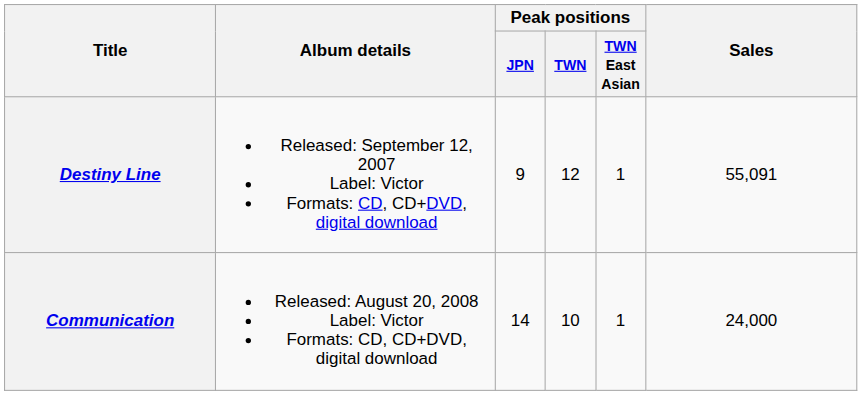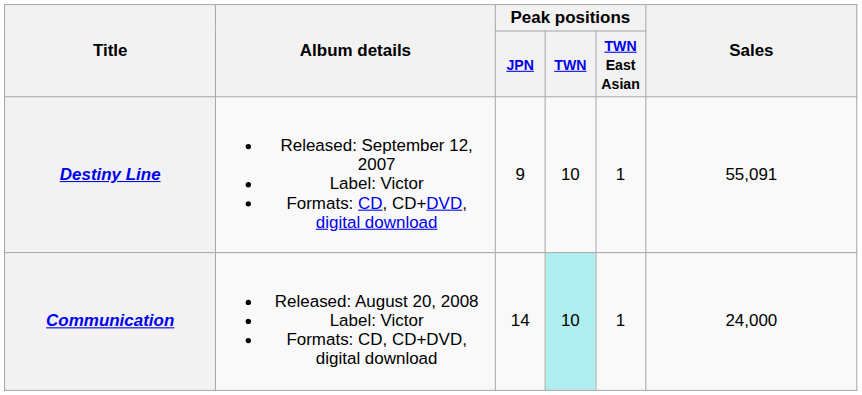(570, 174) 12 -> (570, 174) 10
(570, 321) no background -> (570, 321) paleturquoise background
